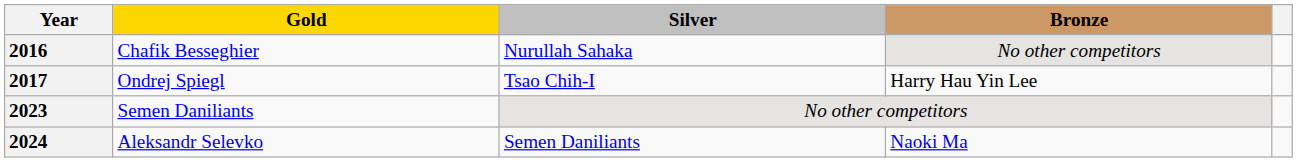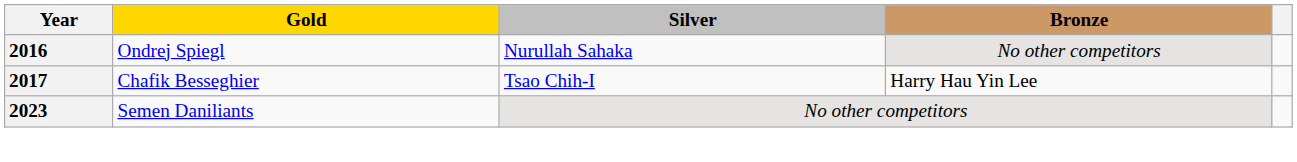(188, 50) Chafik Besseghier -> (171, 50) Ondrej Spiegl
(171, 80) Ondrej Spiegl -> (188, 80) Chafik Besseghier
- row: (28, 141)
